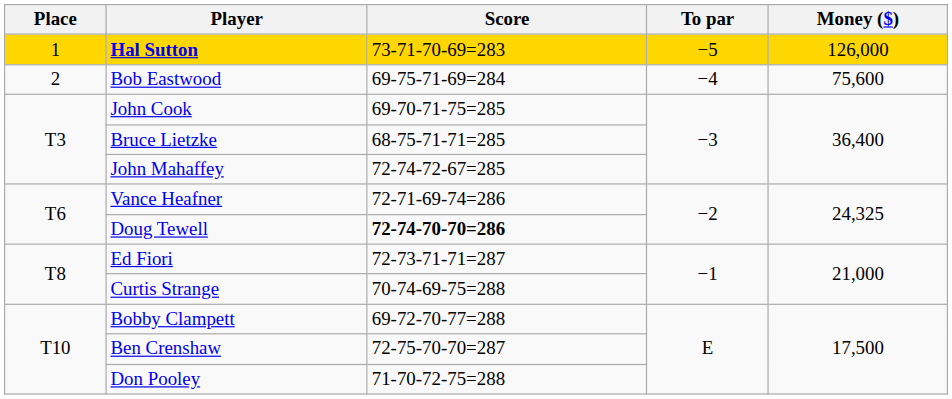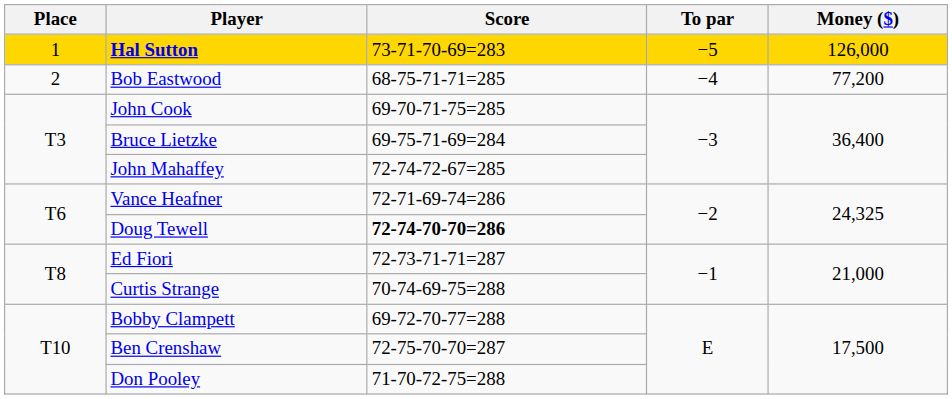(438, 79) 69-75-71-69=284 -> (438, 79) 68-75-71-71=285
(858, 79) 75,600 -> (858, 79) 77,200
(438, 139) 68-75-71-71=285 -> (438, 139) 69-75-71-69=284
